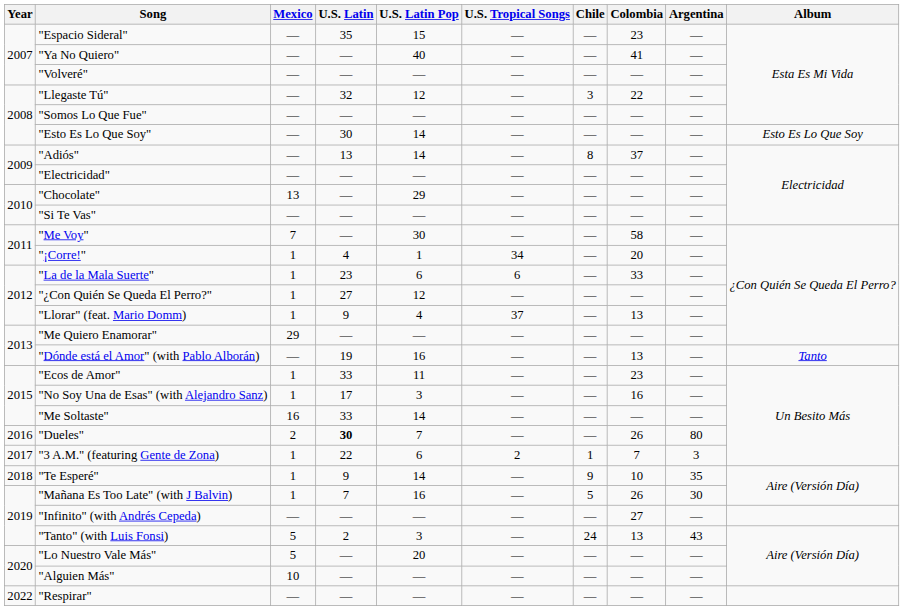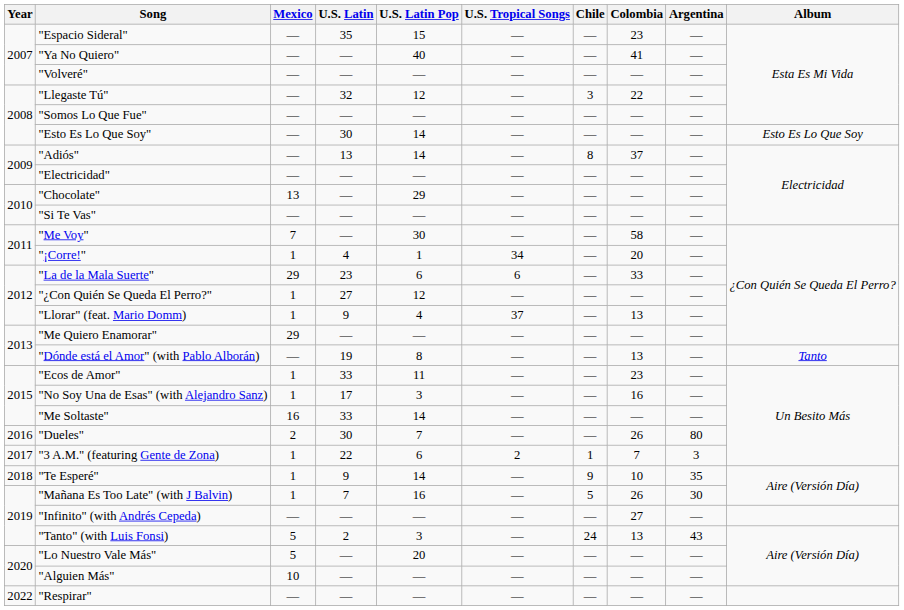(293, 275) 1 -> (293, 275) 29
(419, 355) 16 -> (419, 355) 8
(346, 435) bold -> (346, 435) normal
